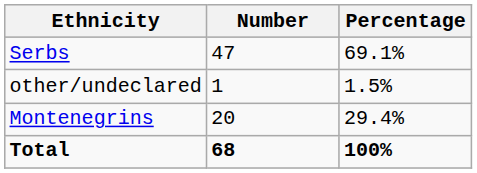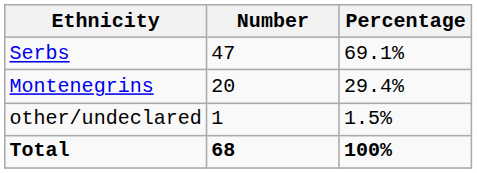rows swapped: (82, 119) <-> (106, 86)
